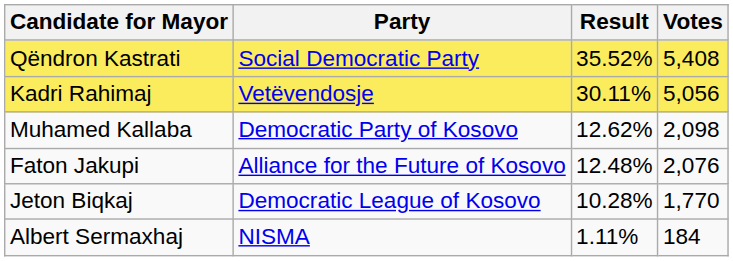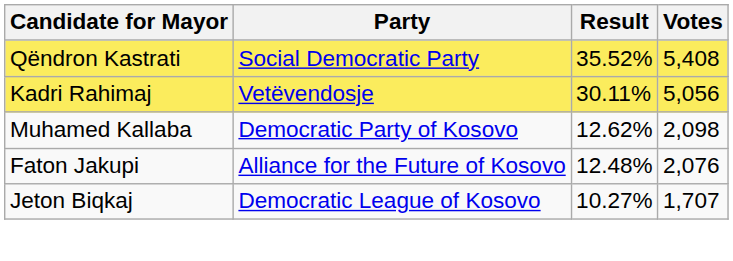(614, 201) 10.28% -> (614, 201) 10.27%
(691, 201) 1,770 -> (691, 201) 1,707
- row: (96, 237)
